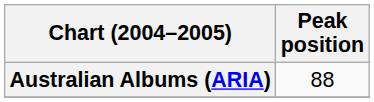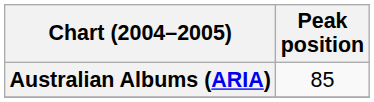(322, 79) 88 -> (322, 79) 85
